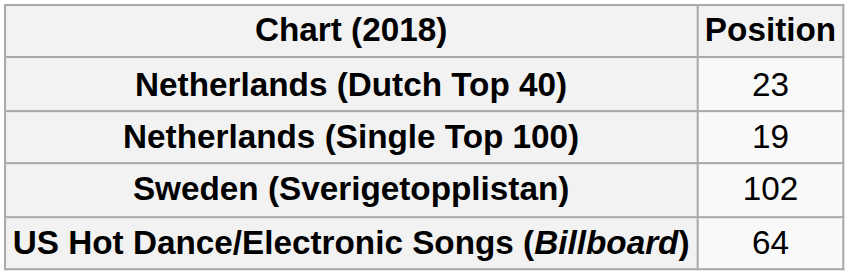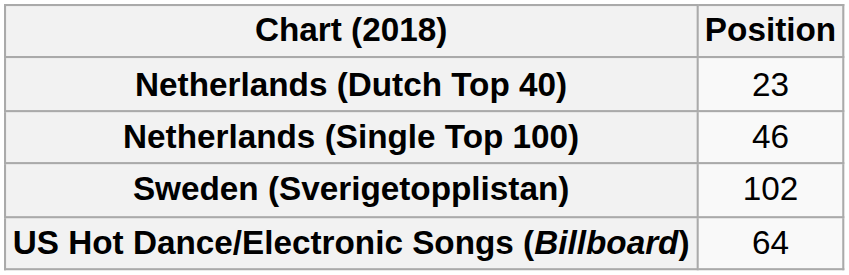(770, 136) 19 -> (770, 136) 46
